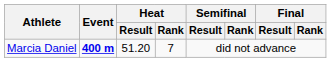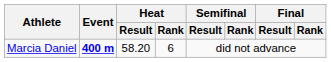(136, 49) 51.20 -> (136, 49) 58.20
(171, 49) 7 -> (171, 49) 6
